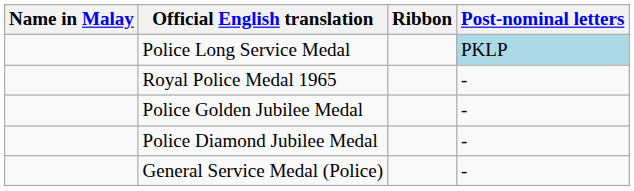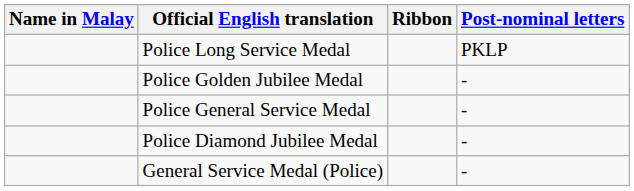(484, 49) lightblue background -> (484, 49) no background
- row: (240, 79)
+ row: (256, 110)
